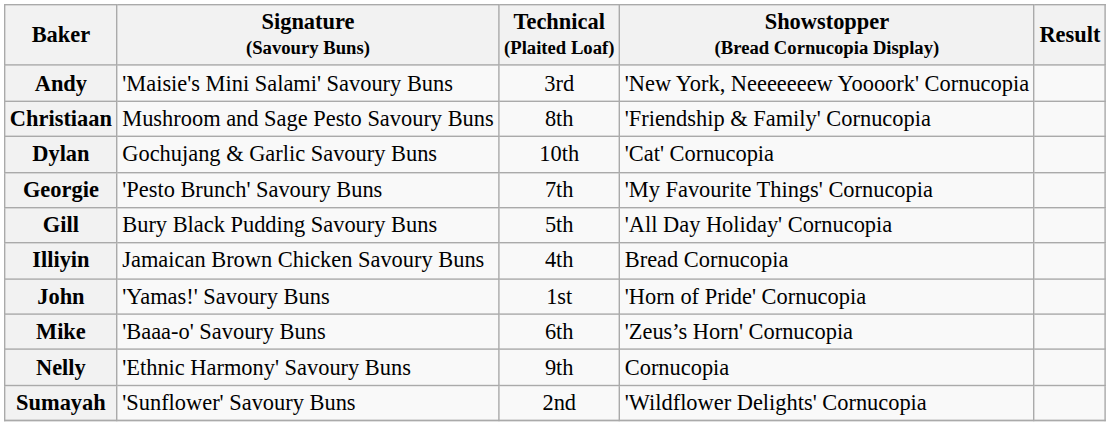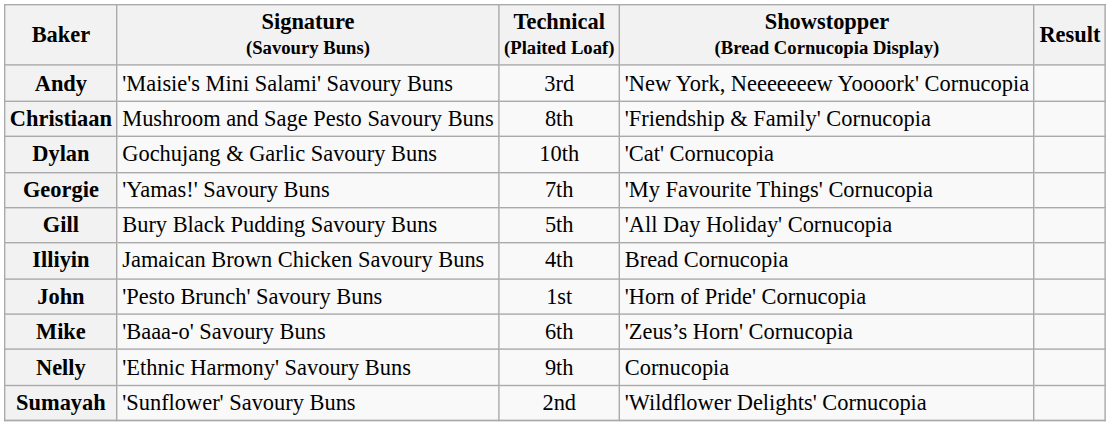(252, 189) 'Pesto Brunch' Savoury Buns -> (226, 189) 'Yamas!' Savoury Buns
(226, 296) 'Yamas!' Savoury Buns -> (252, 296) 'Pesto Brunch' Savoury Buns
